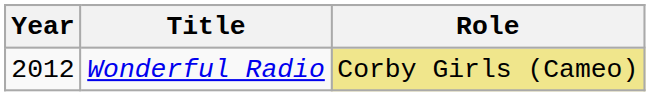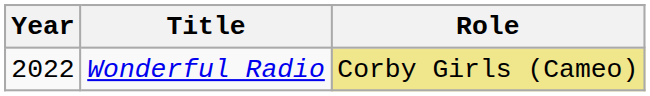(43, 70) 2012 -> (43, 70) 2022
